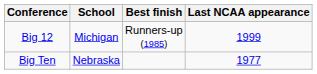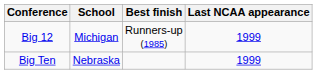(249, 60) 1977 -> (249, 60) 1999
